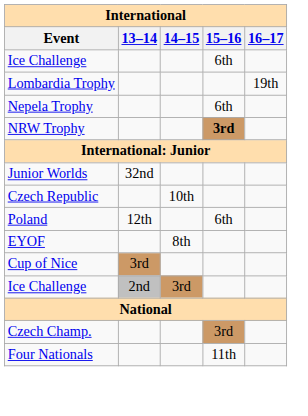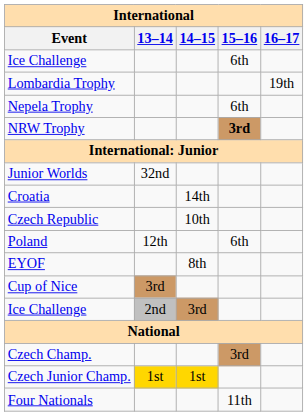+ row: (29, 196)
+ row: (69, 377)
